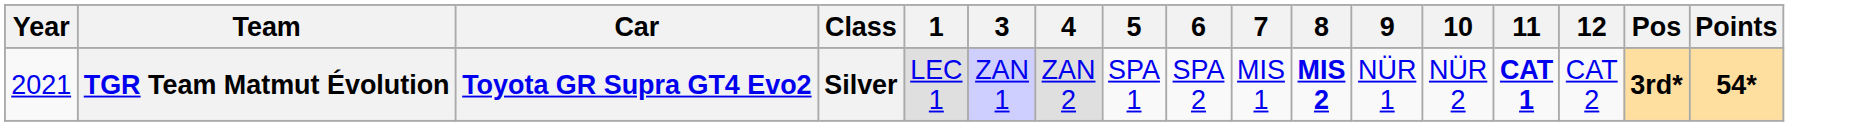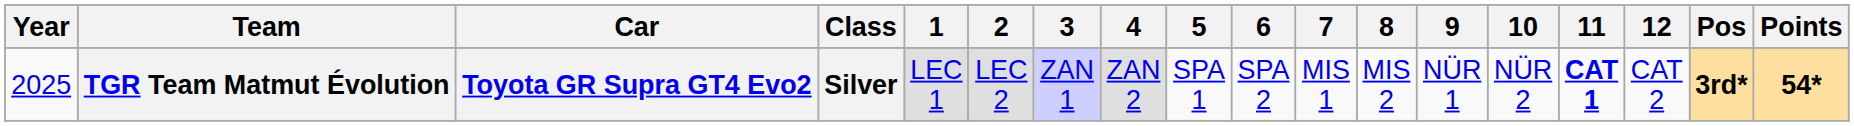+ column: (1001, 27)
(41, 84) 2021 -> (41, 84) 2025
(1321, 84) bold -> (1386, 84) normal
